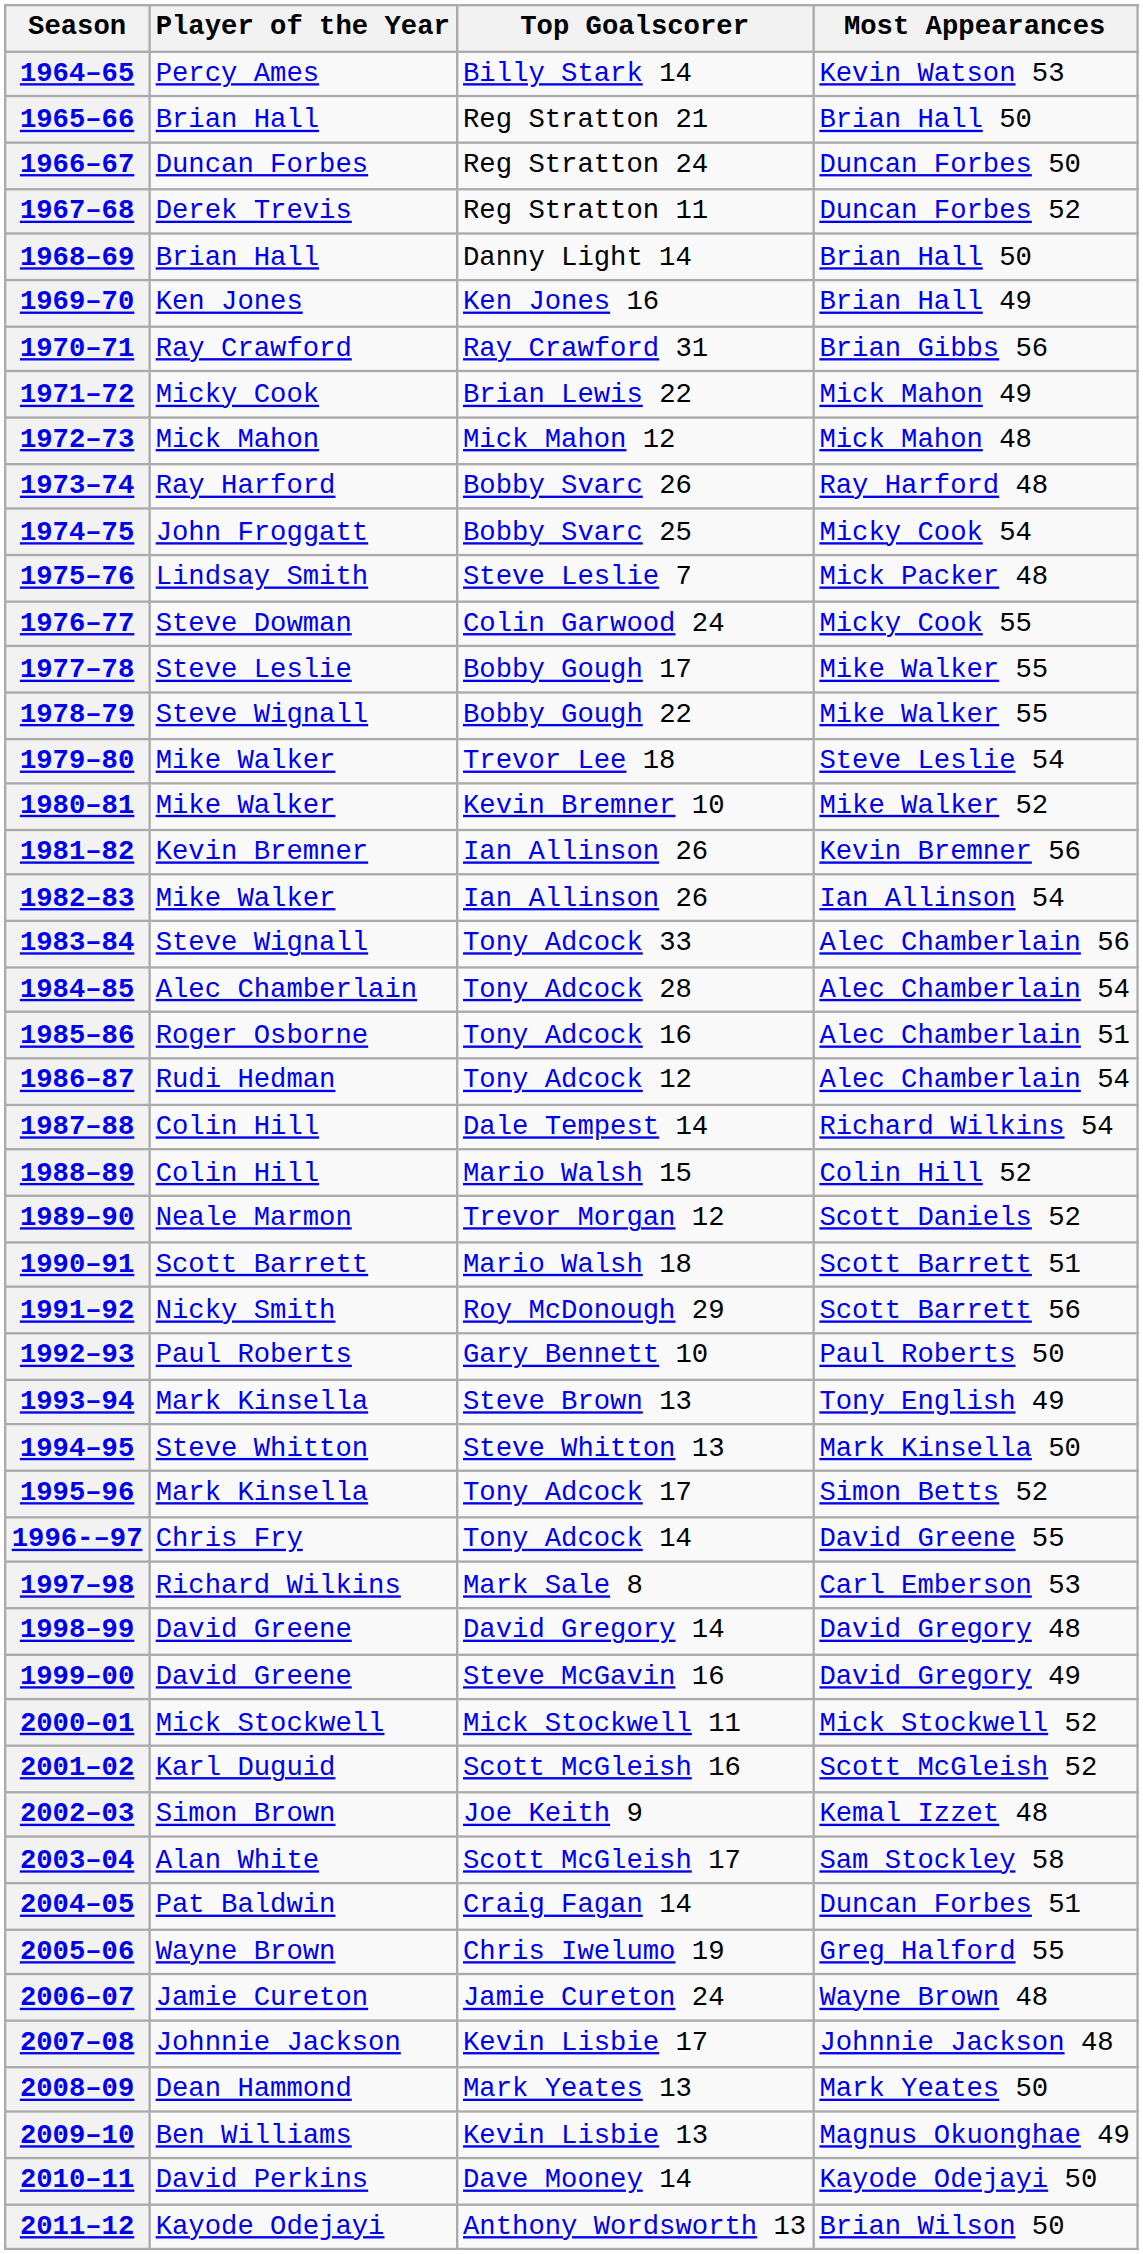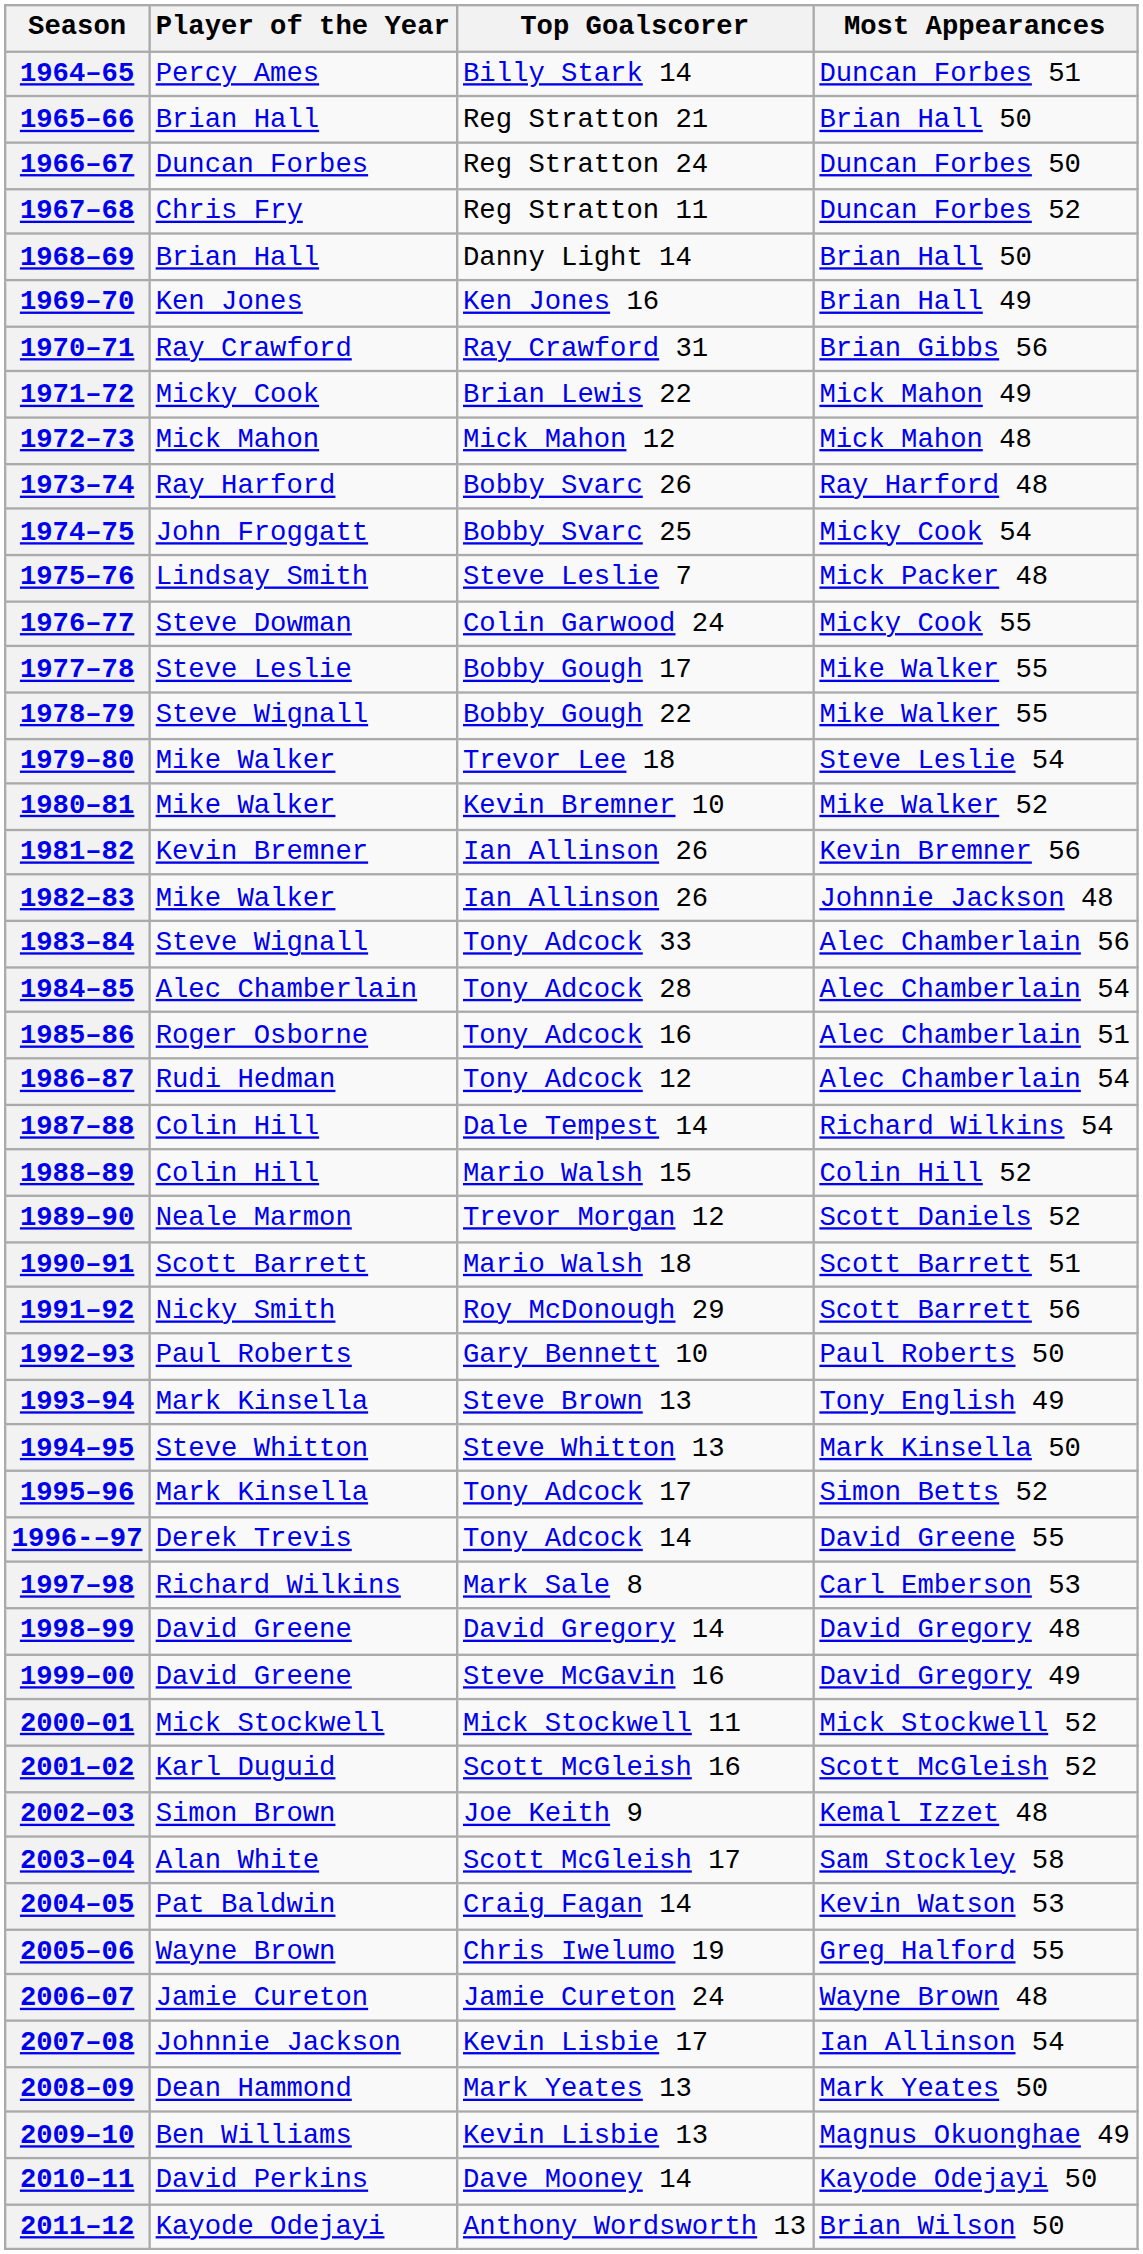(942, 74) Kevin Watson 53 -> (950, 74) Duncan Forbes 51
(254, 211) Derek Trevis -> (229, 211) Chris Fry
(942, 898) Ian Allinson 54 -> (966, 898) Johnnie Jackson 48
(229, 1539) Chris Fry -> (254, 1539) Derek Trevis
(950, 1906) Duncan Forbes 51 -> (942, 1906) Kevin Watson 53
(966, 2043) Johnnie Jackson 48 -> (942, 2043) Ian Allinson 54
